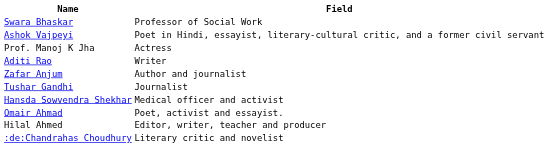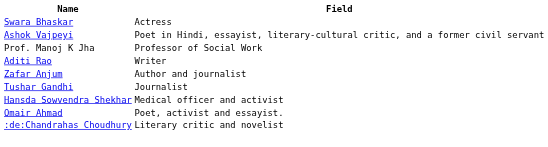(198, 22) Professor of Social Work -> (153, 22) Actress
(153, 48) Actress -> (198, 48) Professor of Social Work
- row: (33, 125)
